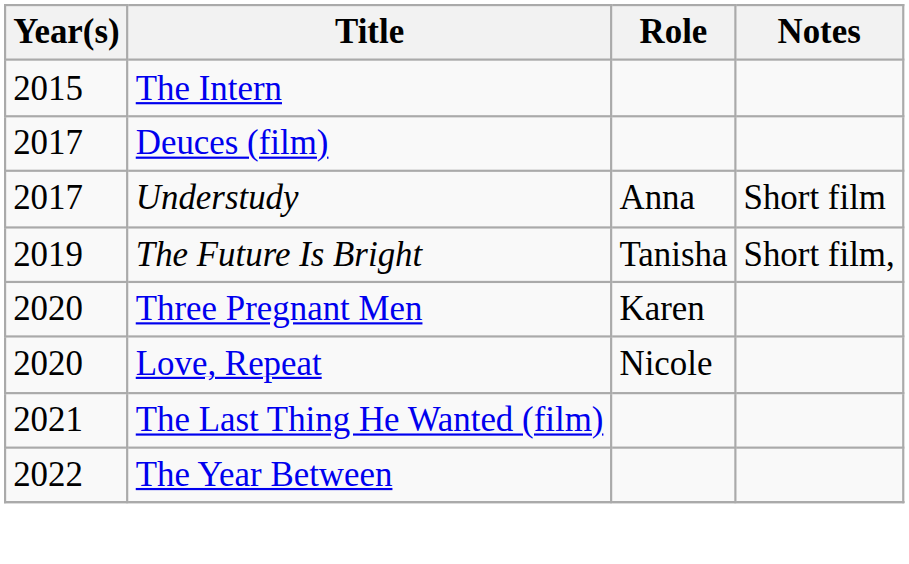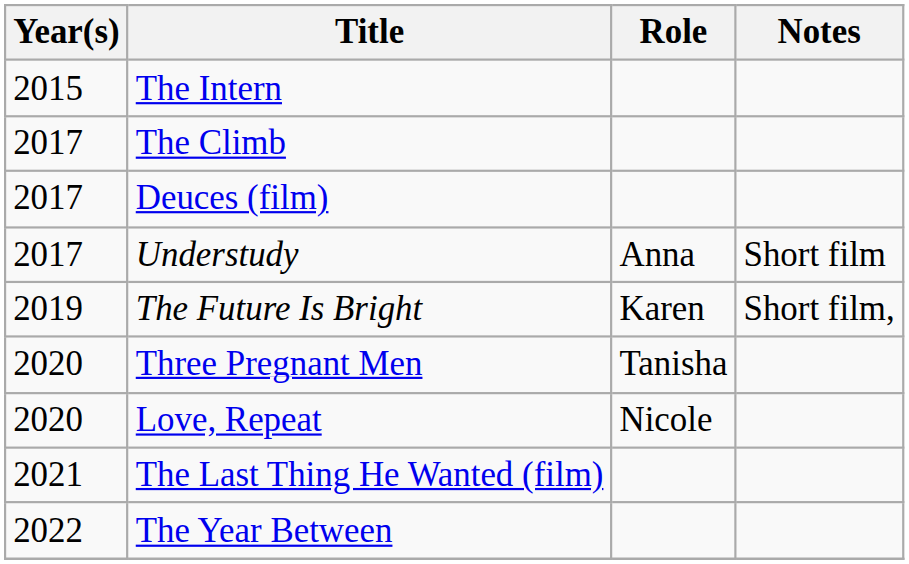+ row: (211, 142)
(673, 253) Tanisha -> (662, 308) Karen
(662, 308) Karen -> (673, 364) Tanisha
